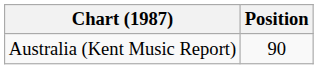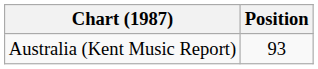(277, 48) 90 -> (277, 48) 93
